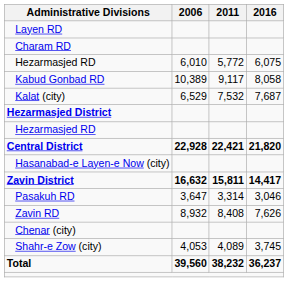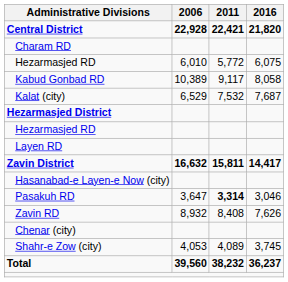rows swapped: (45, 146) <-> (39, 29)
rows swapped: (92, 163) <-> (40, 180)
(231, 197) normal -> (231, 197) bold
